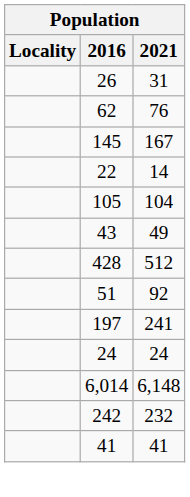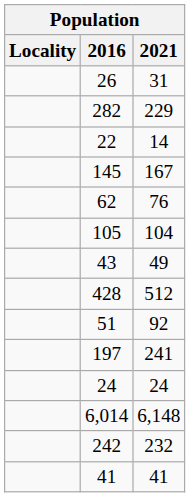+ row: (107, 111)
rows swapped: (107, 111) <-> (107, 171)
